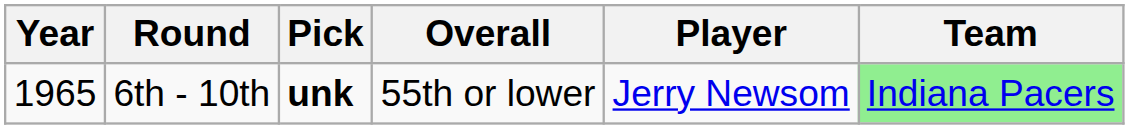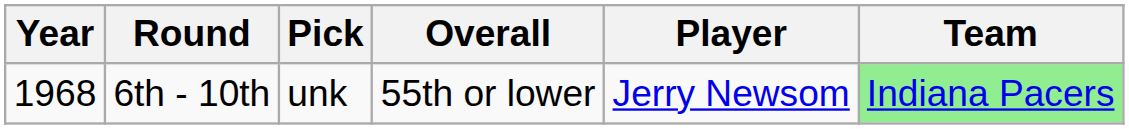(55, 92) 1965 -> (55, 92) 1968
(320, 92) bold -> (317, 92) normal
